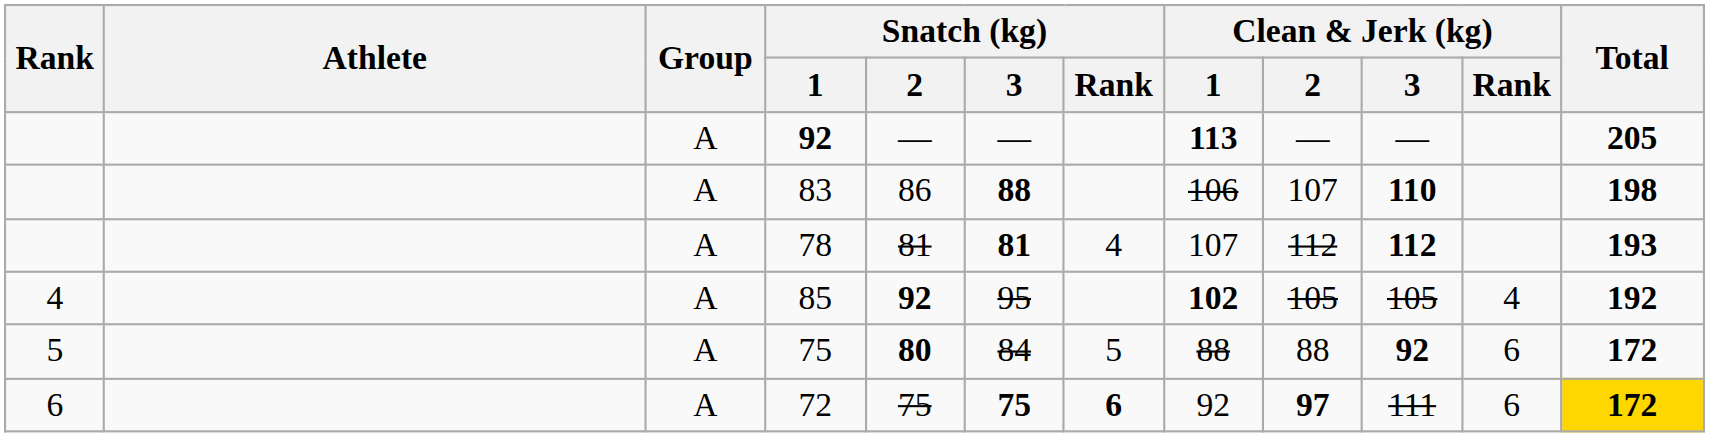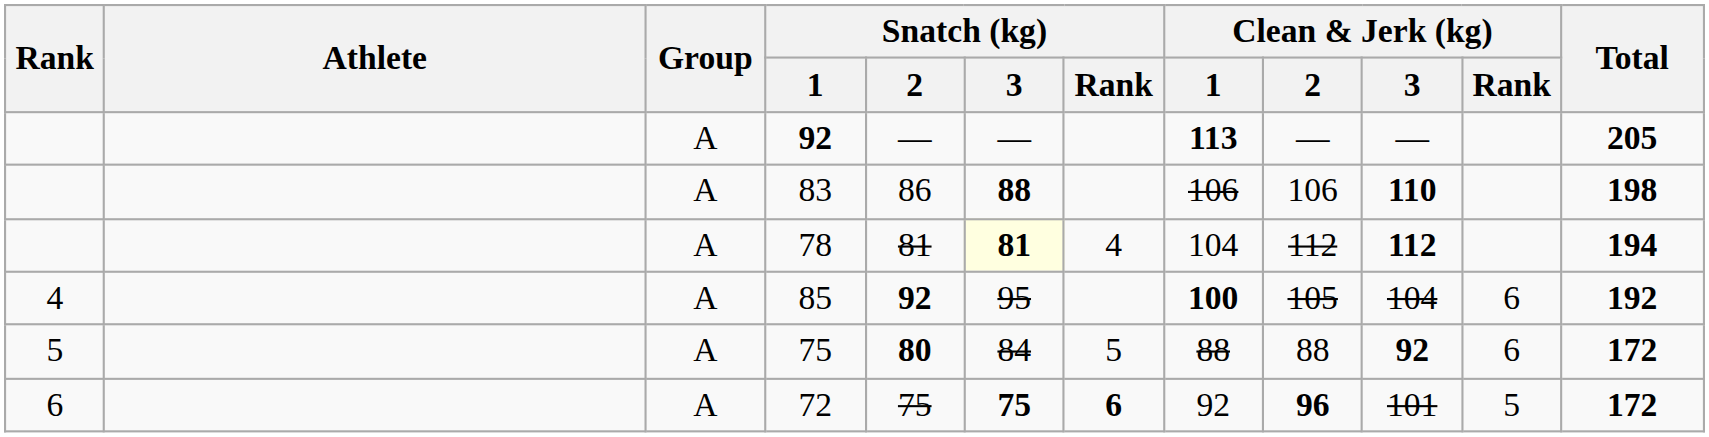(1313, 191) 107 -> (1313, 191) 106
(1014, 244) no background -> (1014, 244) lightyellow background
(1213, 244) 107 -> (1213, 244) 104
(1632, 244) 193 -> (1632, 244) 194
(1213, 297) 102 -> (1213, 297) 100
(1412, 297) 105 -> (1412, 297) 104
(1512, 297) 4 -> (1512, 297) 6
(1313, 404) 97 -> (1313, 404) 96
(1412, 404) 111 -> (1412, 404) 101
(1512, 404) 6 -> (1512, 404) 5
(1632, 404) gold background -> (1632, 404) no background
